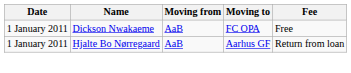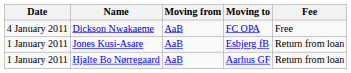(37, 28) 1 January 2011 -> (37, 28) 4 January 2011
+ row: (108, 44)
